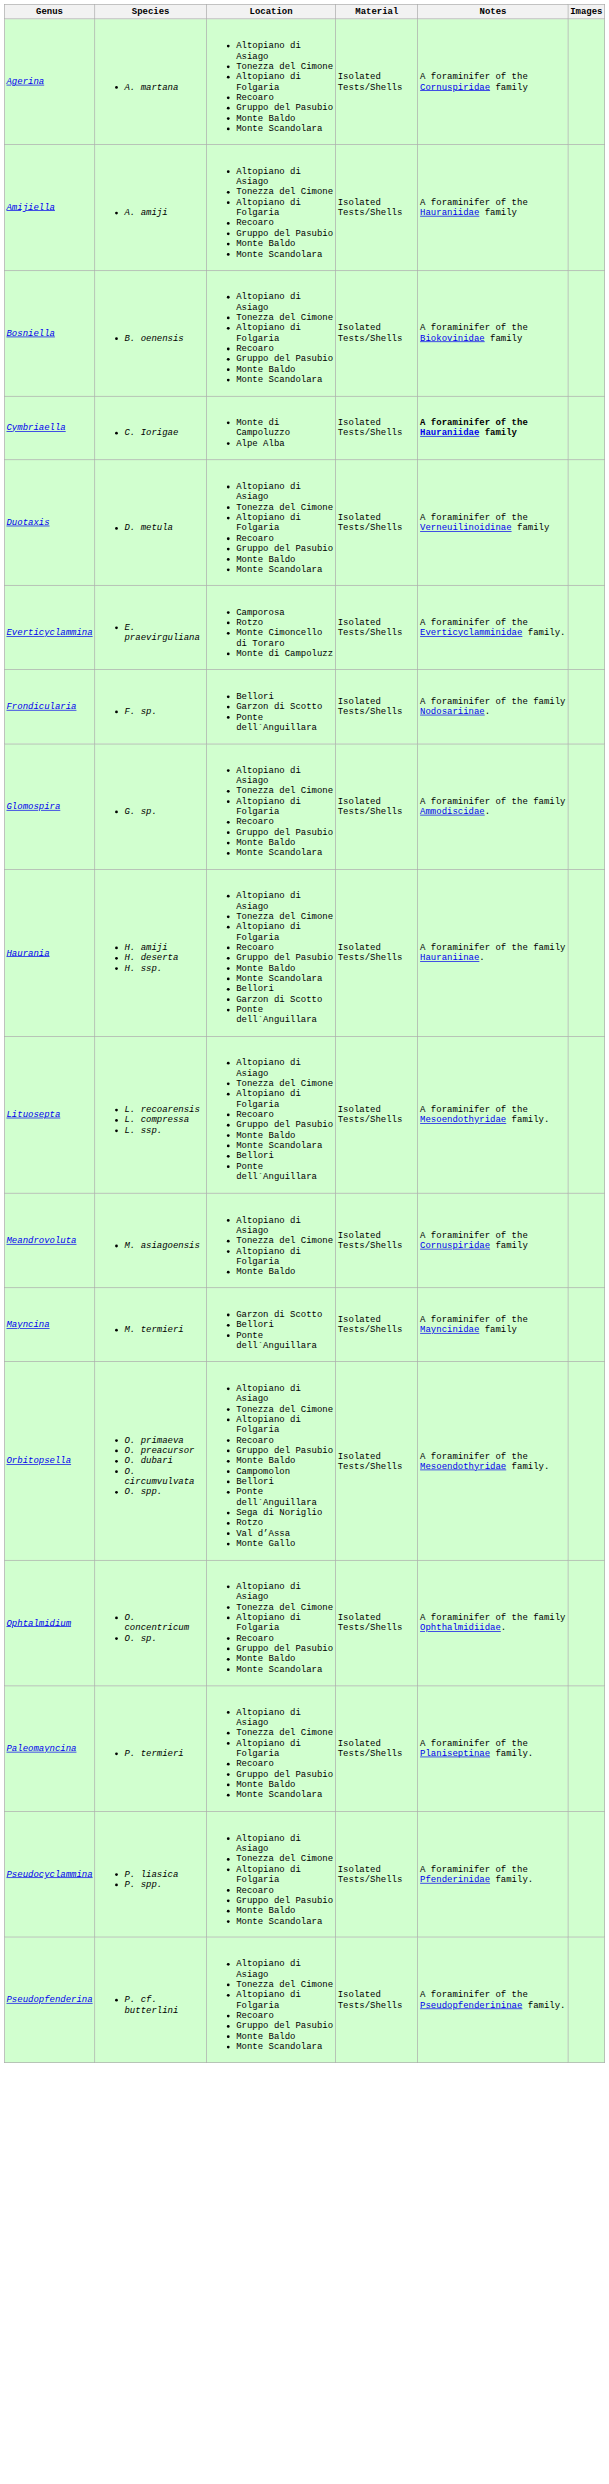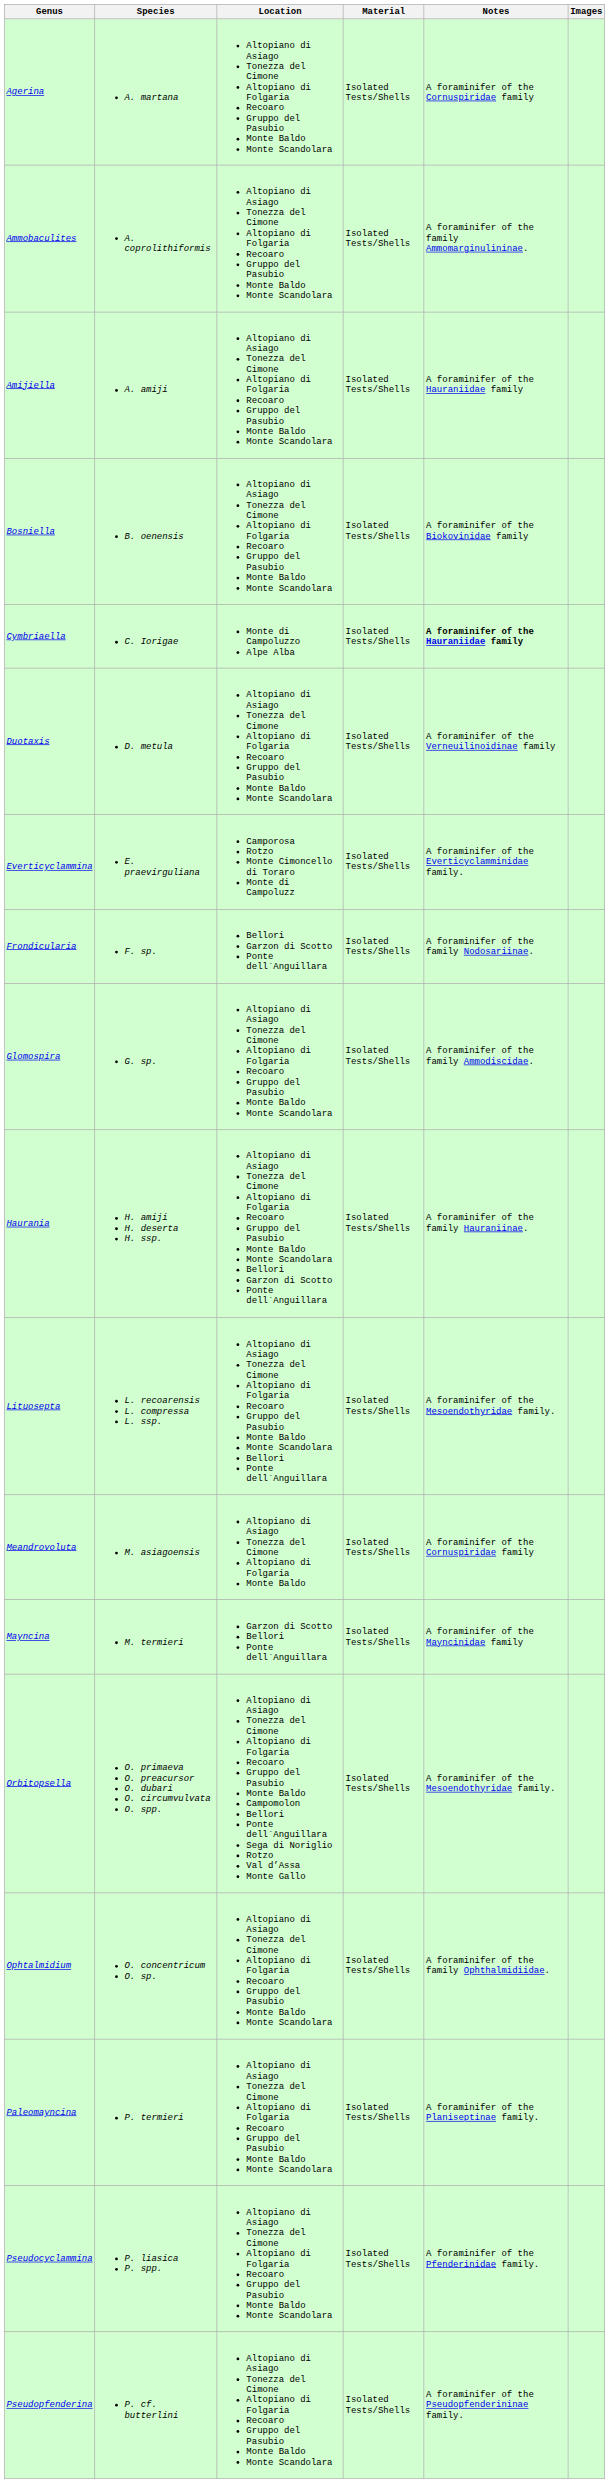+ row: (41, 239)
